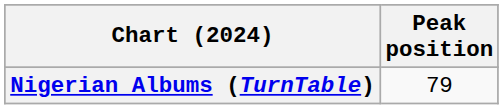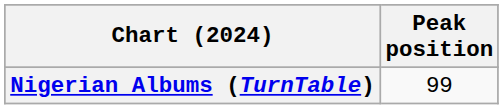(439, 86) 79 -> (439, 86) 99
